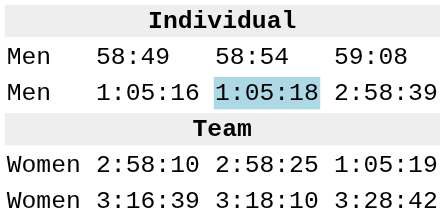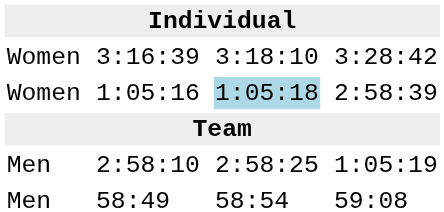rows swapped: (133, 57) <-> (148, 201)
(29, 93) Men -> (44, 93) Women
(44, 165) Women -> (29, 165) Men
